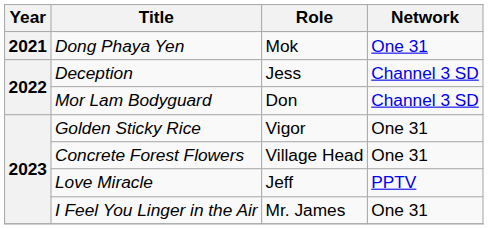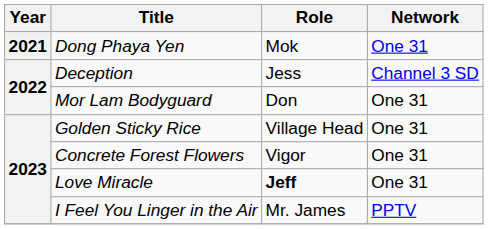(425, 100) Channel 3 SD -> (400, 100) One 31
(286, 127) Vigor -> (314, 127) Village Head
(314, 155) Village Head -> (286, 155) Vigor
(279, 182) normal -> (281, 182) bold
(394, 182) PPTV -> (400, 182) One 31
(400, 210) One 31 -> (394, 210) PPTV
